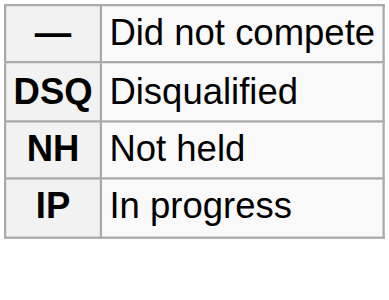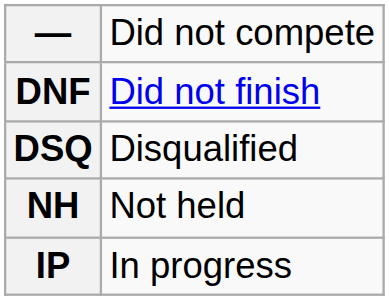+ row: (53, 91)
